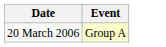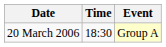+ column: (98, 13)
